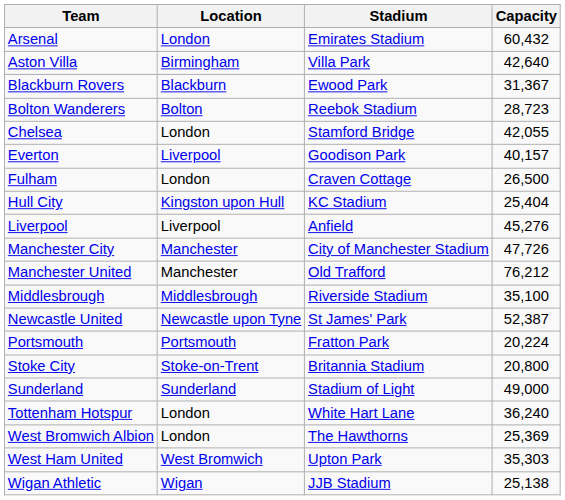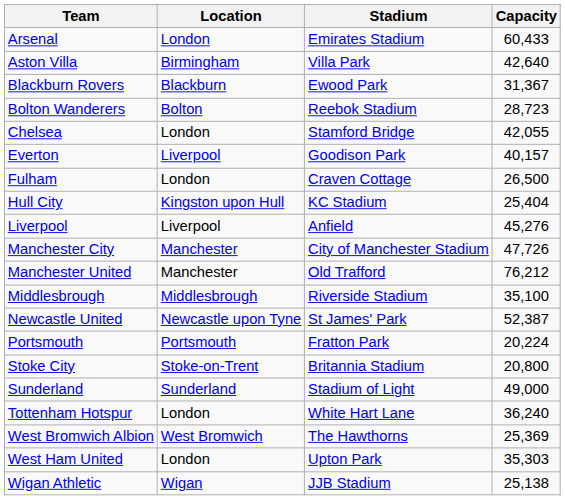(526, 39) 60,432 -> (526, 39) 60,433
(185, 436) London -> (212, 436) West Bromwich
(212, 459) West Bromwich -> (185, 459) London
